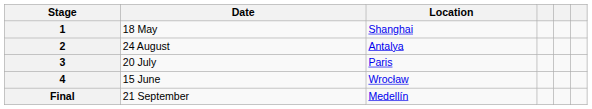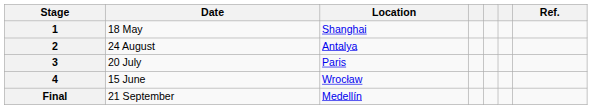+ column: (550, 12)
